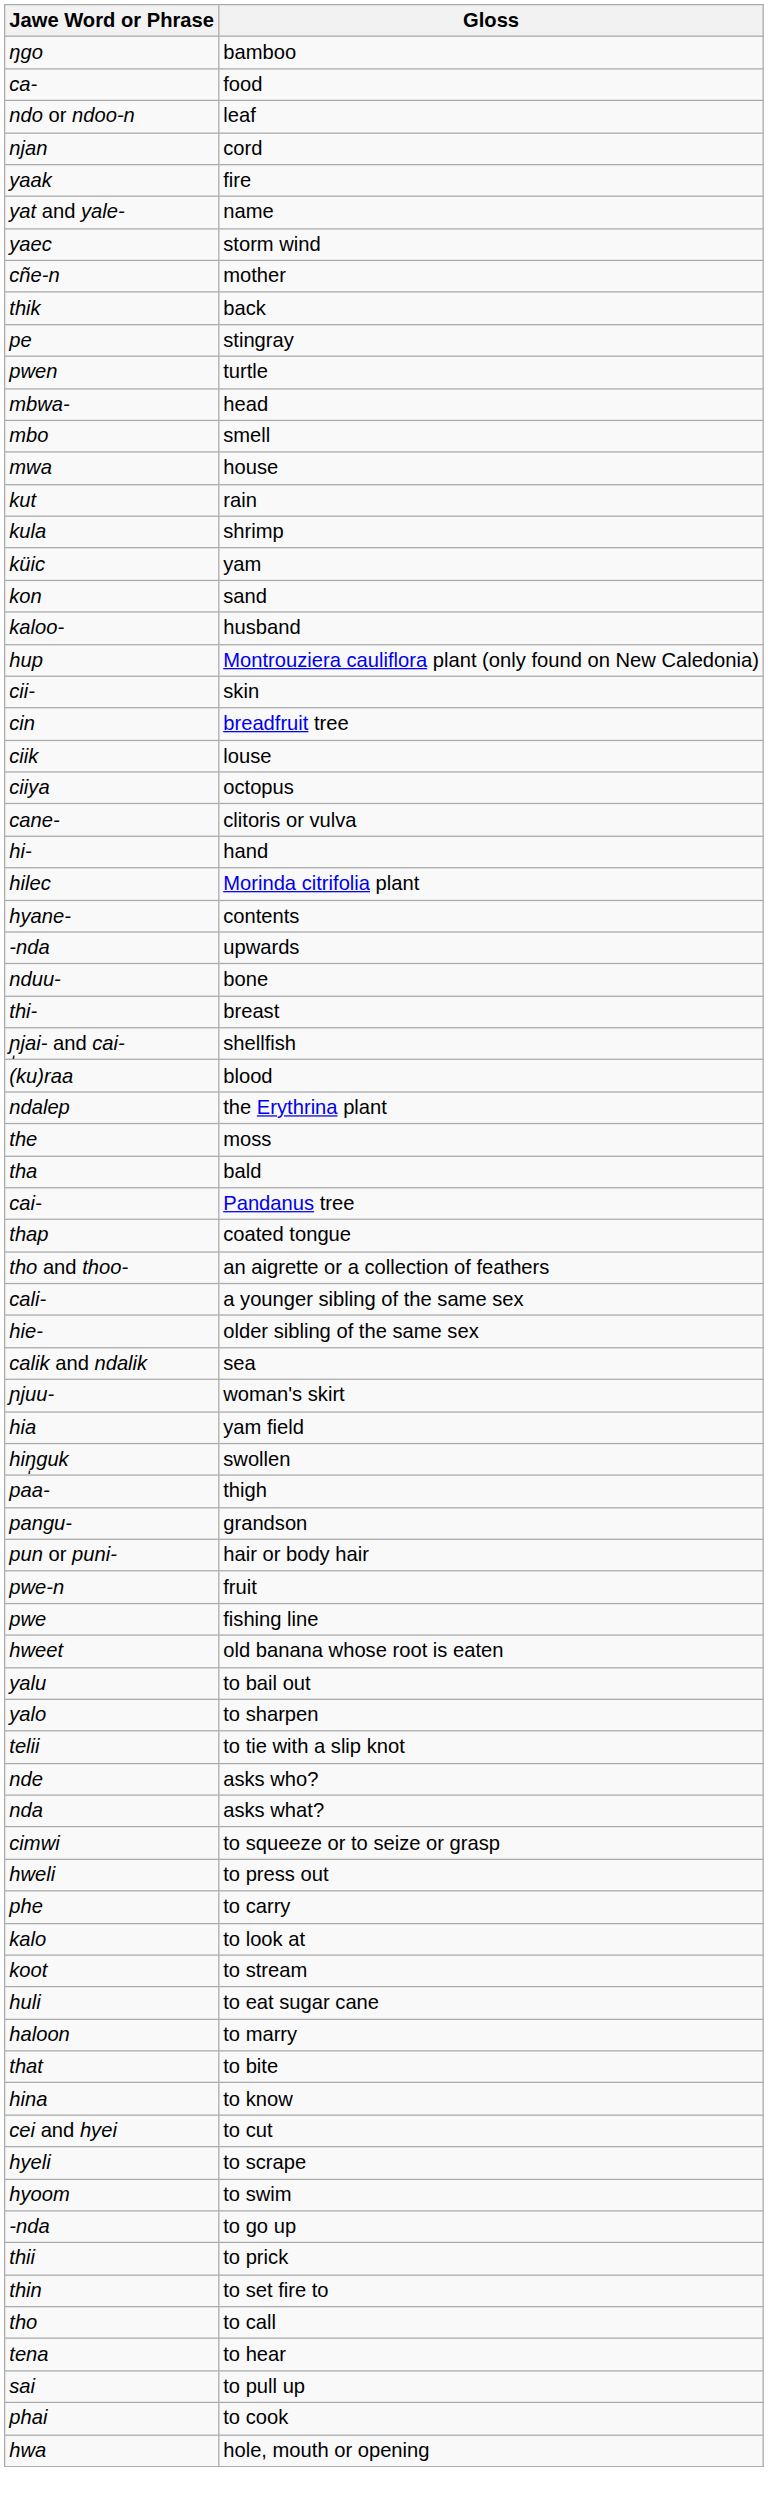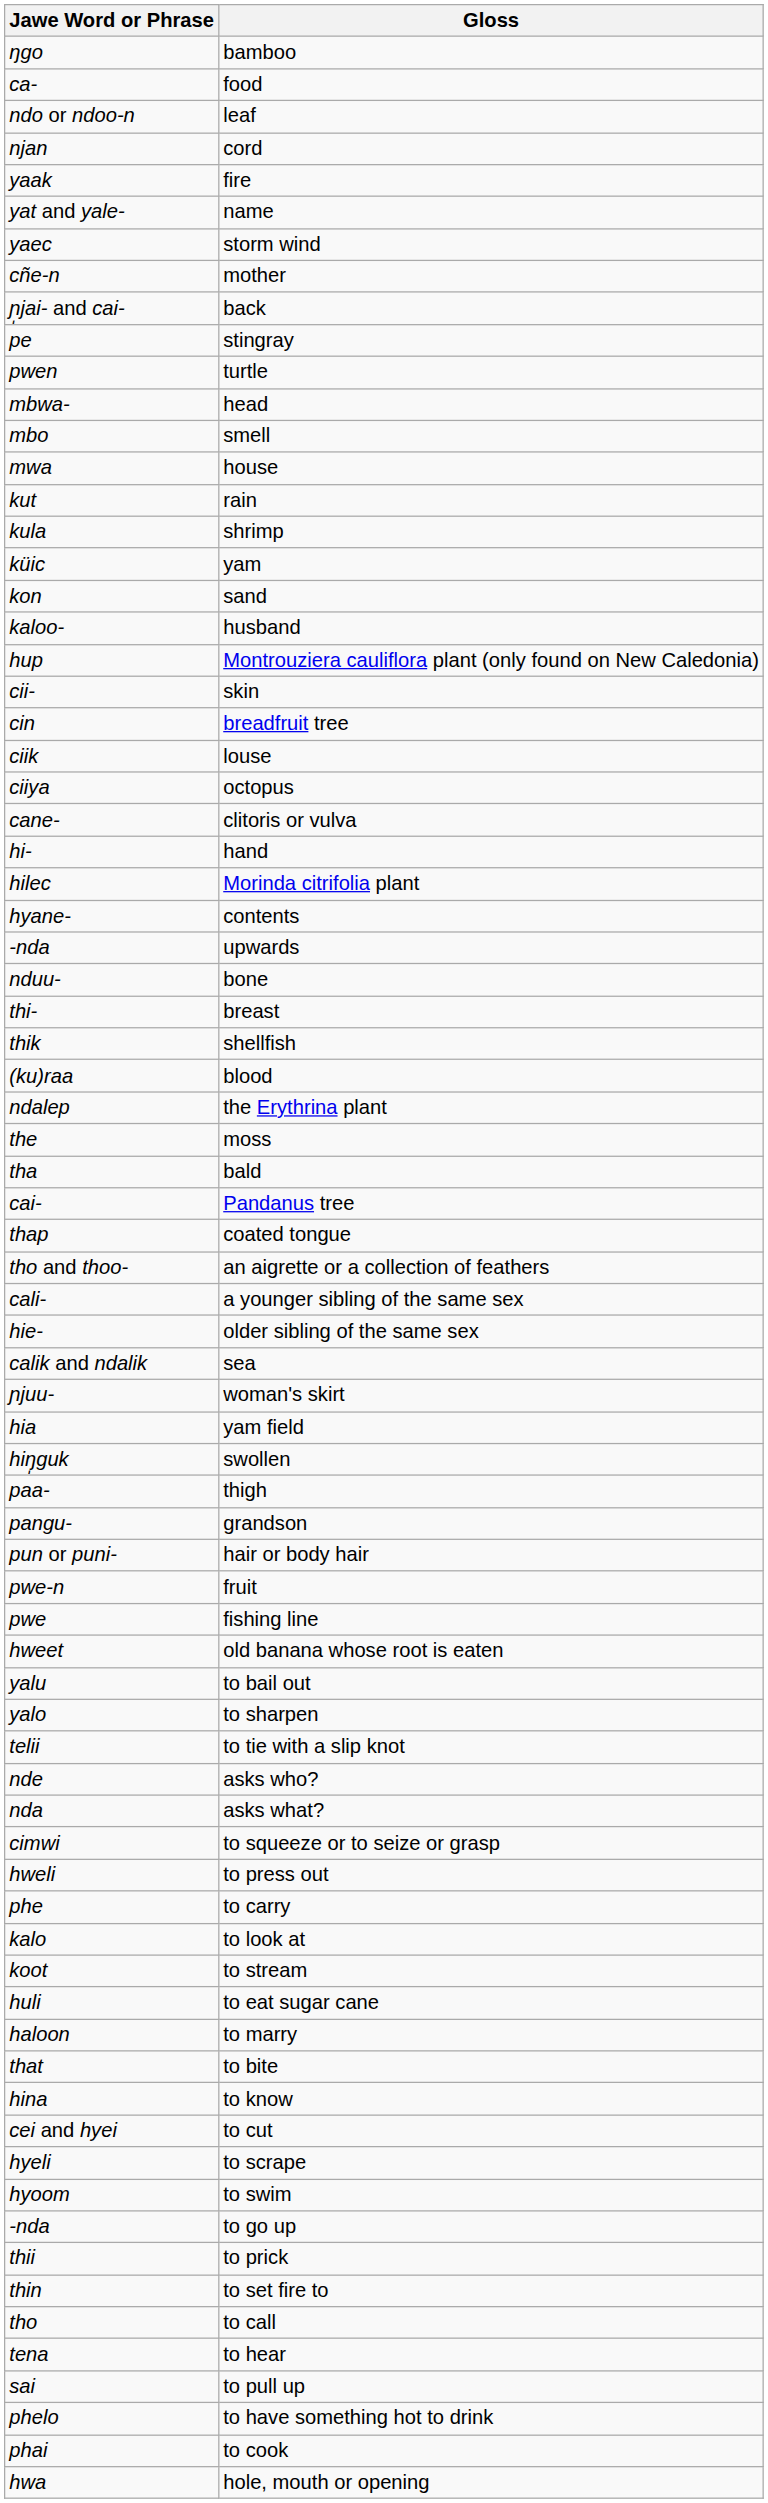(25, 308) thik -> (67, 308) ɲ̩jai- and cai-
(67, 1043) ɲ̩jai- and cai- -> (25, 1043) thik
+ row: (358, 2418)
